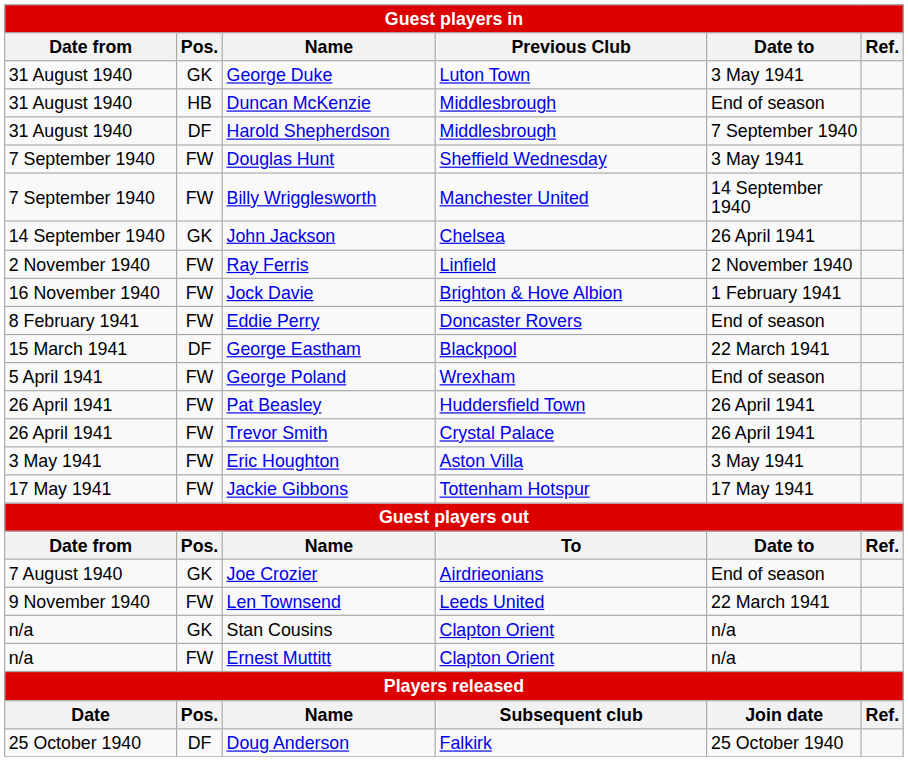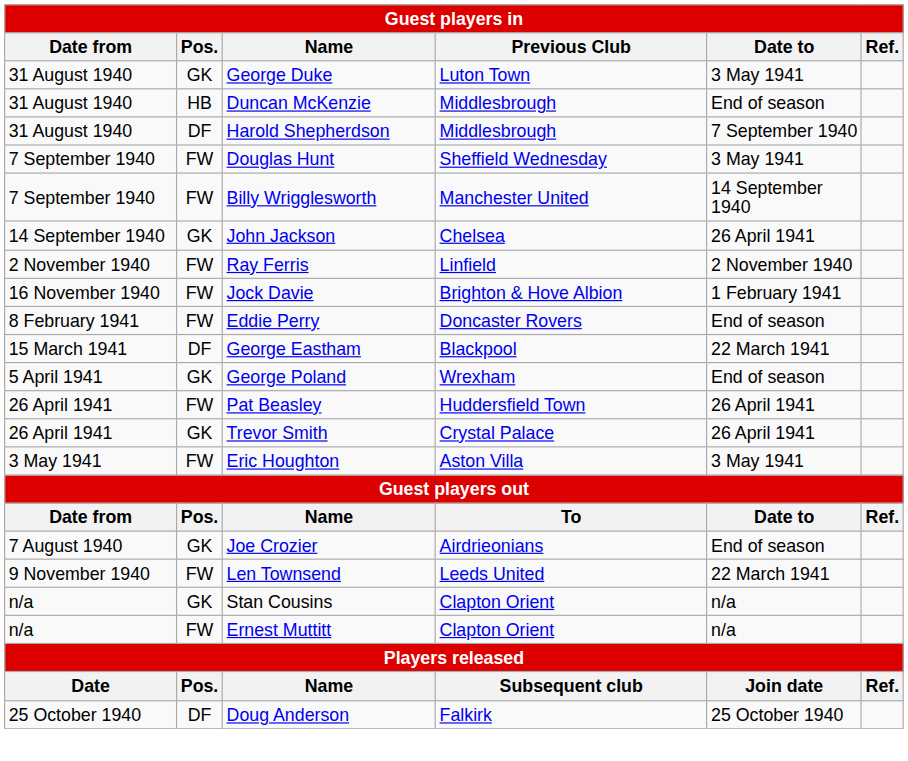(200, 377) FW -> (200, 377) GK
(200, 433) FW -> (200, 433) GK
- row: (287, 489)
